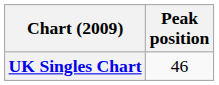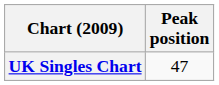(180, 66) 46 -> (180, 66) 47
